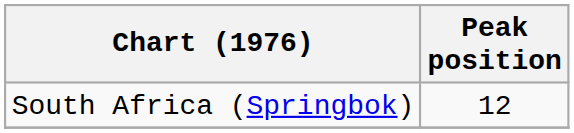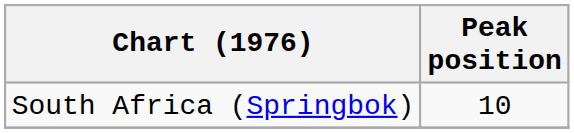(495, 106) 12 -> (495, 106) 10
